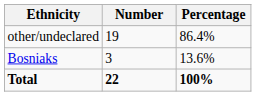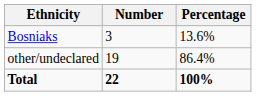rows swapped: (32, 58) <-> (53, 36)
